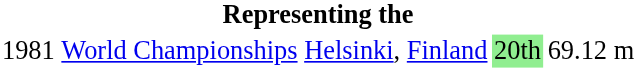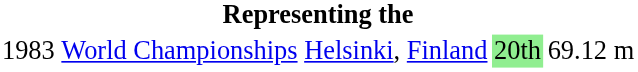(28, 50) 1981 -> (28, 50) 1983
